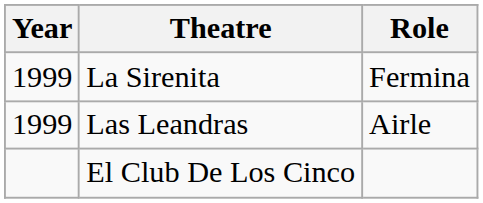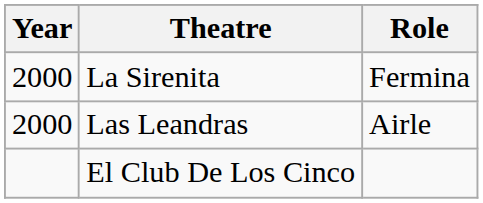(42, 76) 1999 -> (42, 76) 2000
(42, 124) 1999 -> (42, 124) 2000
